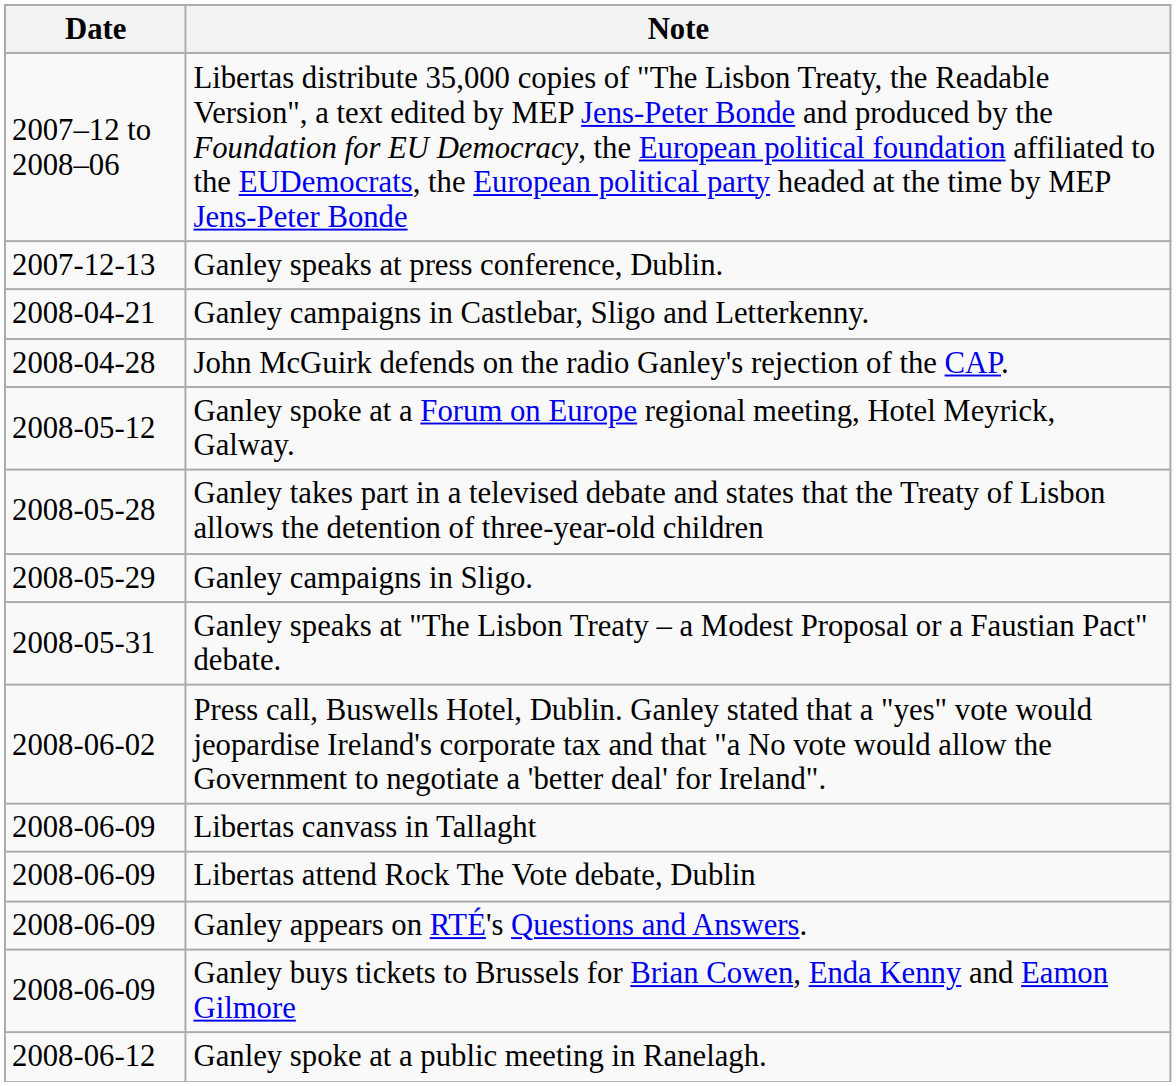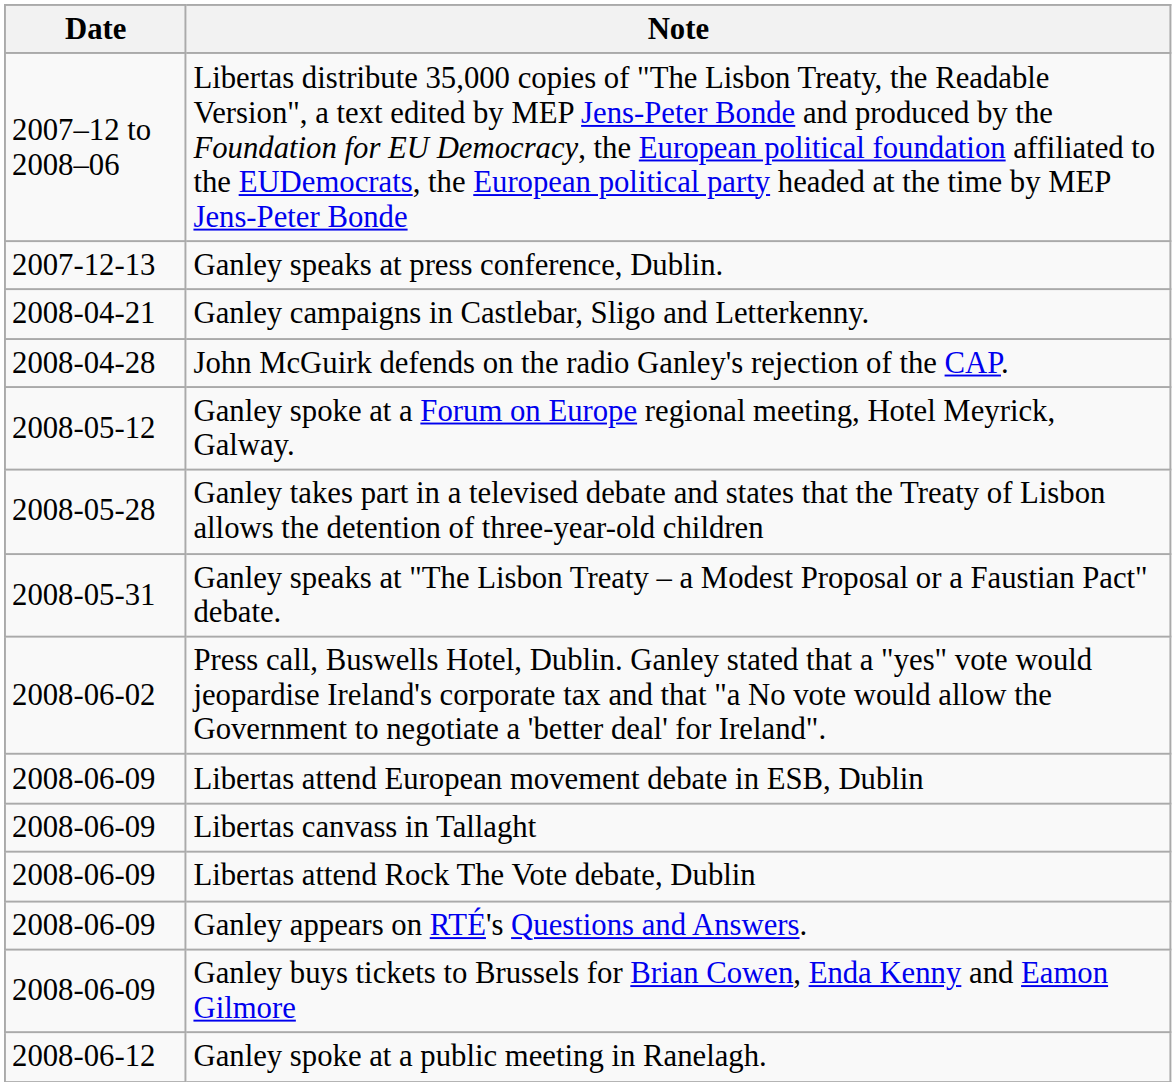- row: (363, 577)
+ row: (559, 778)
